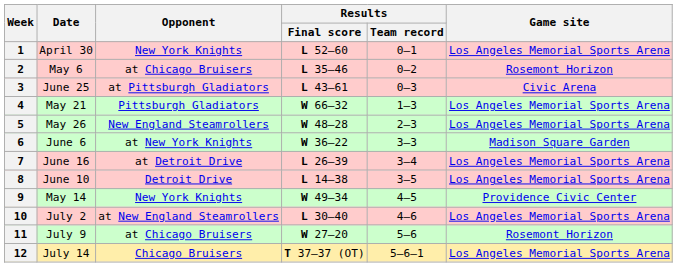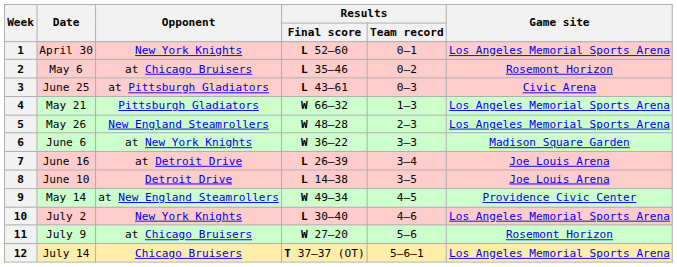(559, 161) Los Angeles Memorial Sports Arena -> (559, 161) Joe Louis Arena
(559, 179) Los Angeles Memorial Sports Arena -> (559, 179) Joe Louis Arena
(189, 198) New York Knights -> (189, 198) at New England Steamrollers
(189, 216) at New England Steamrollers -> (189, 216) New York Knights
